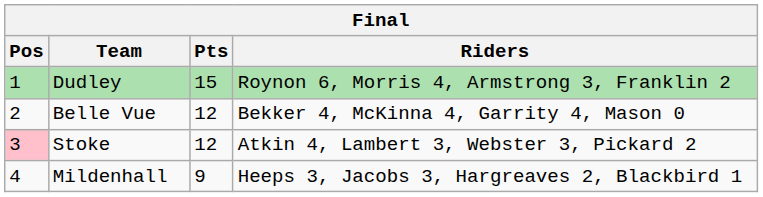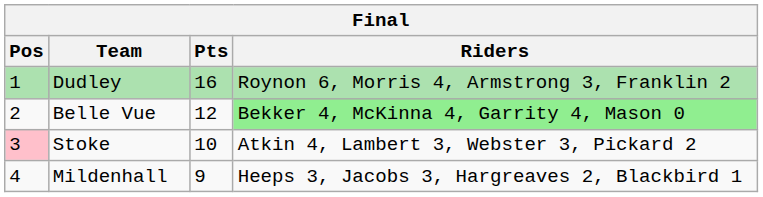(206, 83) 15 -> (206, 83) 16
(461, 114) no background -> (461, 114) lightgreen background
(206, 145) 12 -> (206, 145) 10
